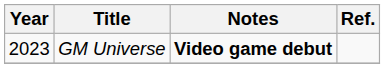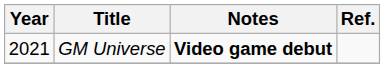(29, 48) 2023 -> (29, 48) 2021
